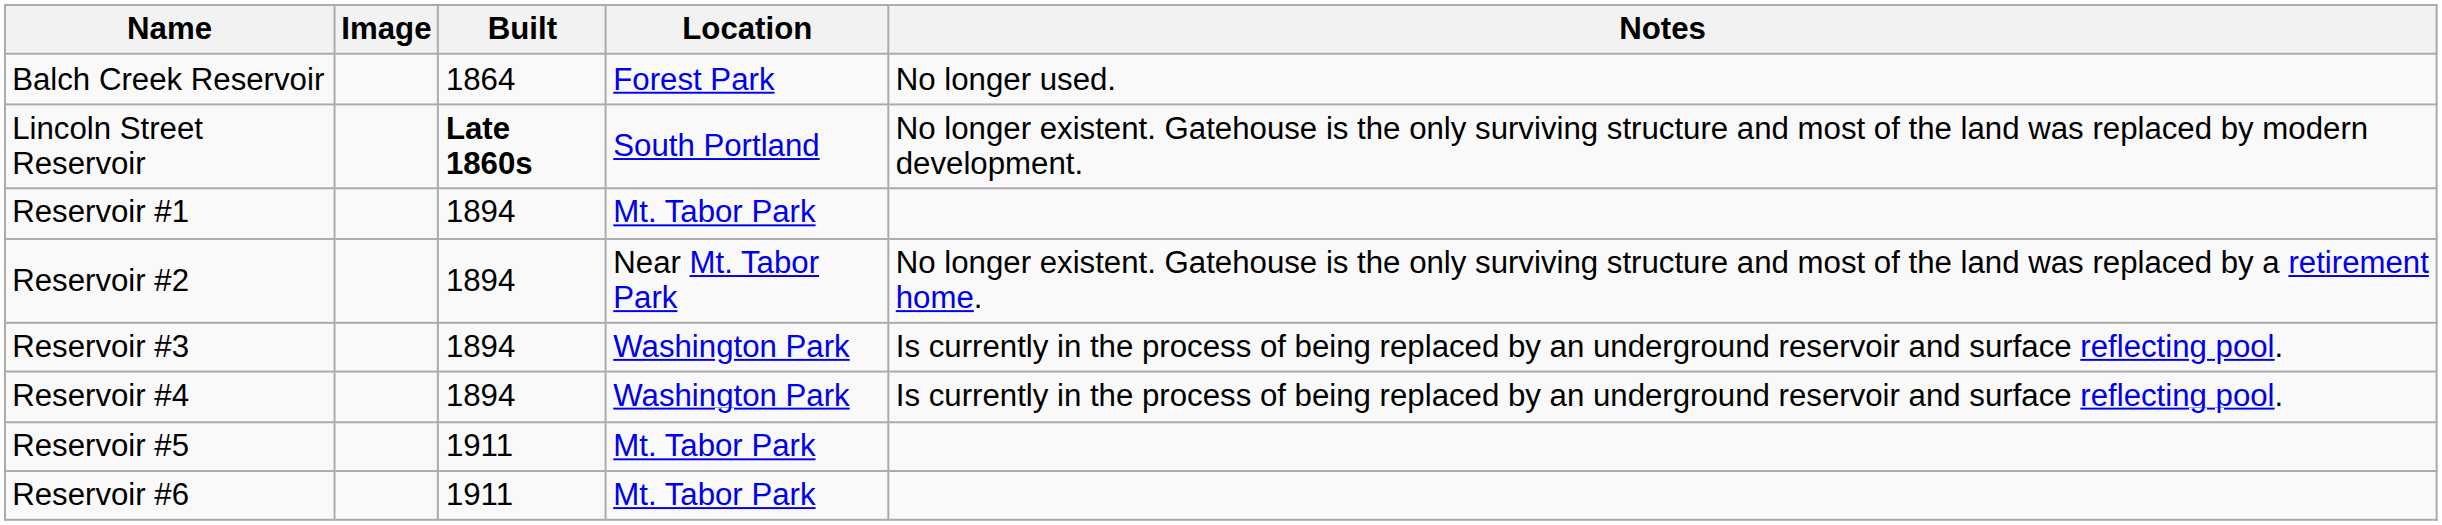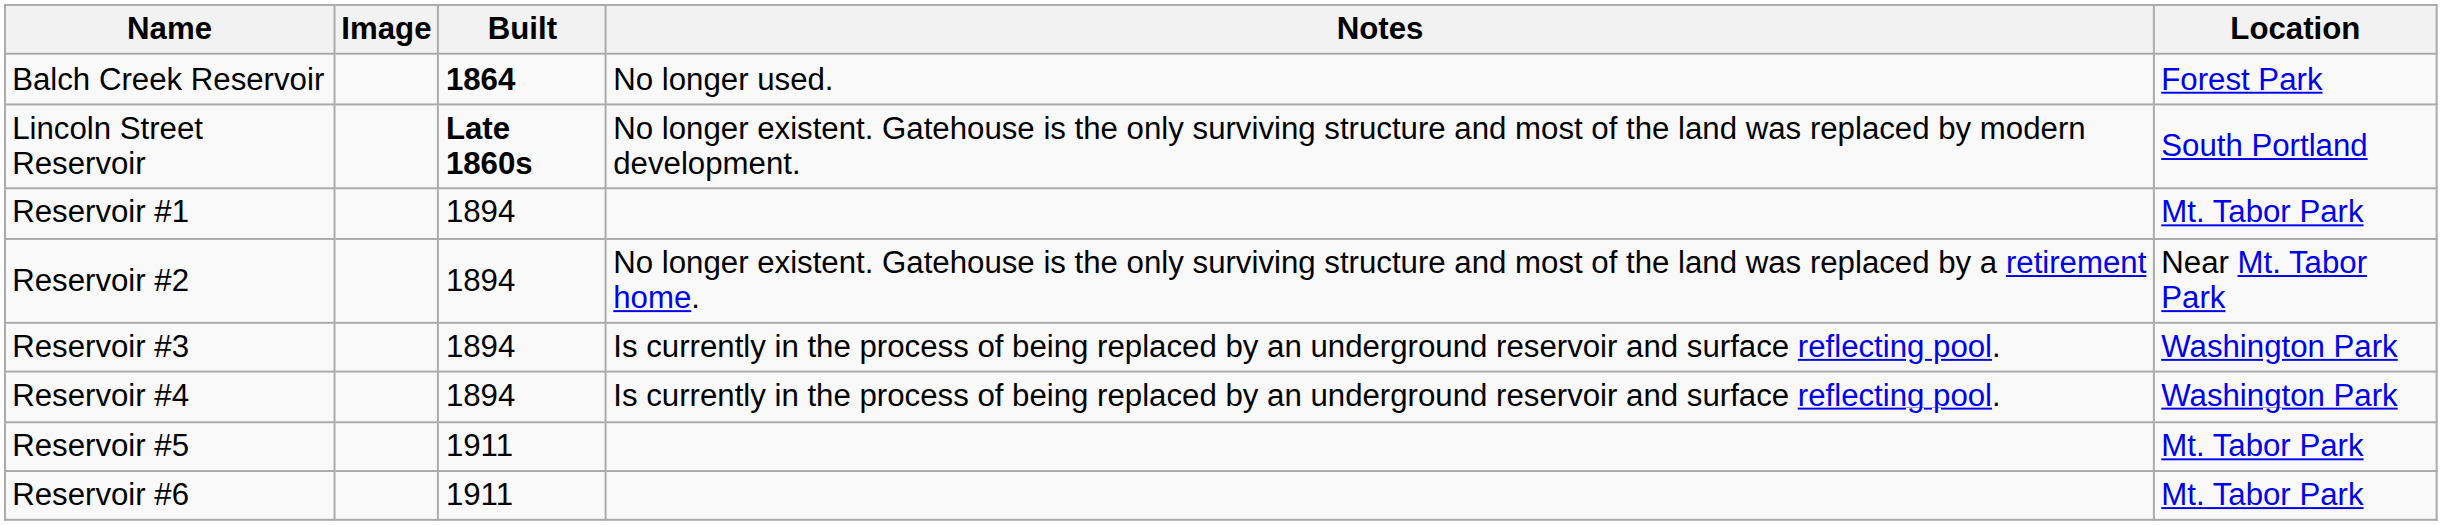columns swapped: (747, 29) <-> (1663, 29)
(481, 78) normal -> (481, 78) bold
